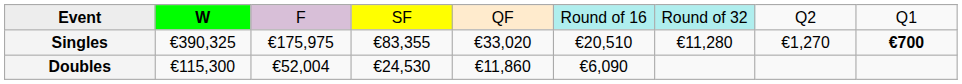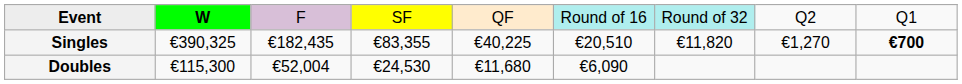(301, 42) €175,975 -> (301, 42) €182,435
(503, 42) €33,020 -> (503, 42) €40,225
(705, 42) €11,280 -> (705, 42) €11,820
(503, 68) €11,860 -> (503, 68) €11,680
